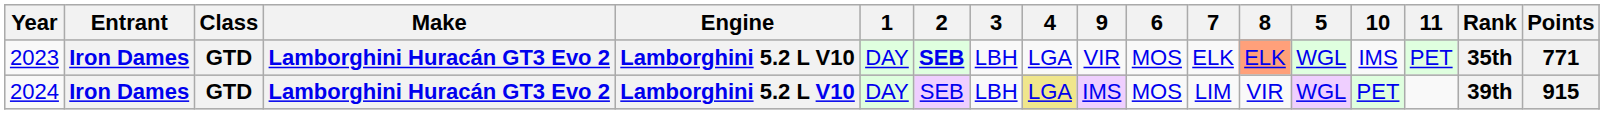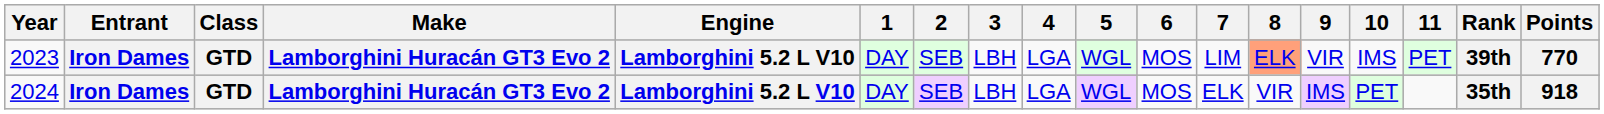columns swapped: (1321, 23) <-> (1102, 23)
(942, 57) bold -> (941, 57) normal
(1213, 57) ELK -> (1223, 57) LIM
(1490, 57) 35th -> (1489, 57) 39th
(1561, 57) 771 -> (1560, 57) 770
(1050, 92) khaki background -> (1049, 92) no background
(1213, 92) LIM -> (1223, 92) ELK
(1490, 92) 39th -> (1489, 92) 35th
(1561, 92) 915 -> (1560, 92) 918
